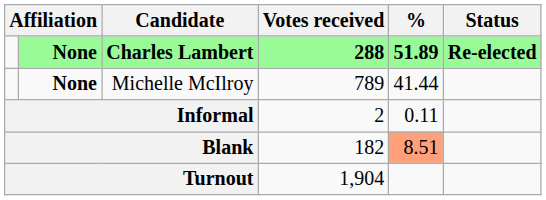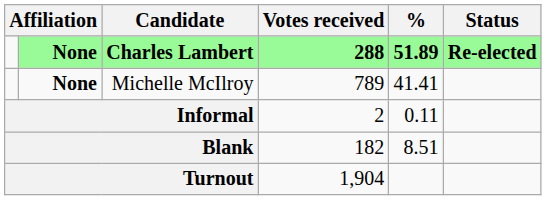(416, 83) 41.44 -> (416, 83) 41.41
(421, 147) lightsalmon background -> (421, 147) no background
